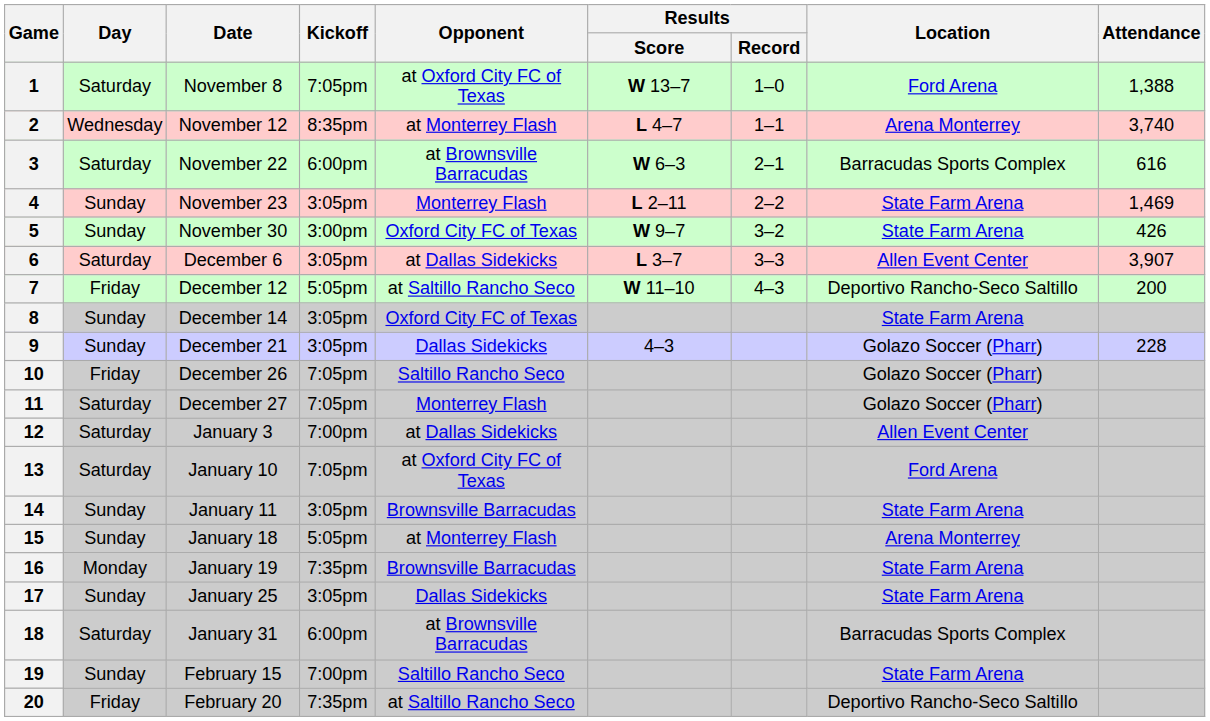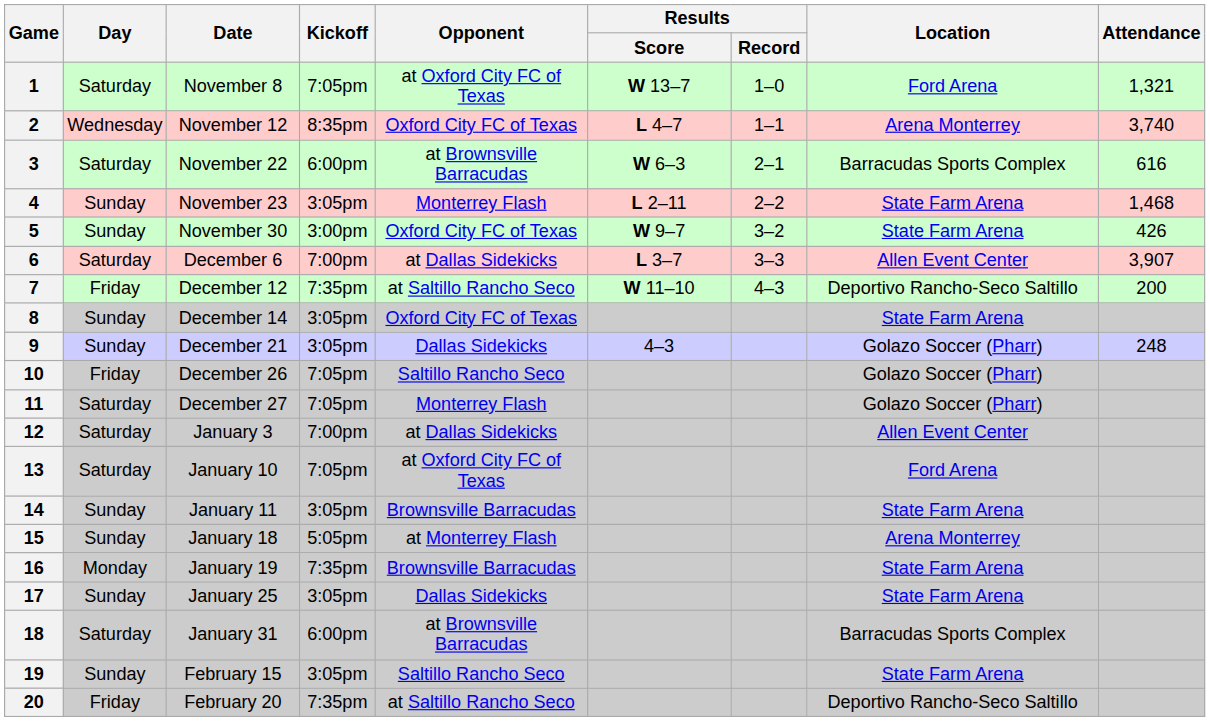(1151, 86) 1,388 -> (1151, 86) 1,321
(481, 125) at Monterrey Flash -> (481, 125) Oxford City FC of Texas
(1151, 202) 1,469 -> (1151, 202) 1,468
(337, 260) 3:05pm -> (337, 260) 7:00pm
(337, 288) 5:05pm -> (337, 288) 7:35pm
(1151, 346) 228 -> (1151, 346) 248
(337, 673) 7:00pm -> (337, 673) 3:05pm
